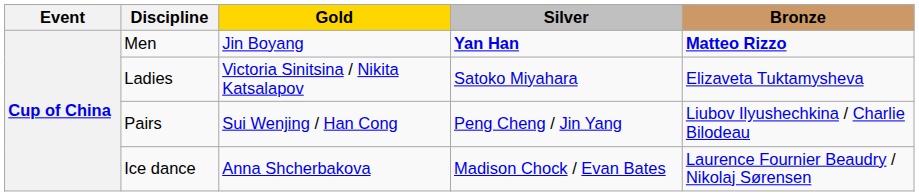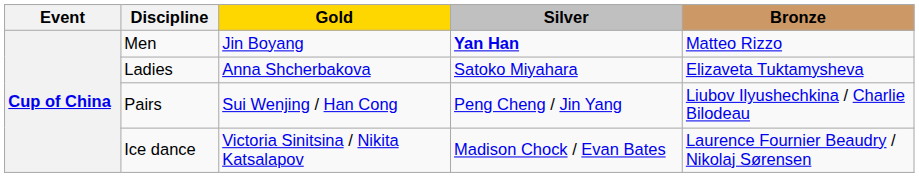(736, 43) bold -> (734, 43) normal
(310, 79) Victoria Sinitsina / Nikita Katsalapov -> (296, 69) Anna Shcherbakova
(296, 168) Anna Shcherbakova -> (310, 149) Victoria Sinitsina / Nikita Katsalapov
